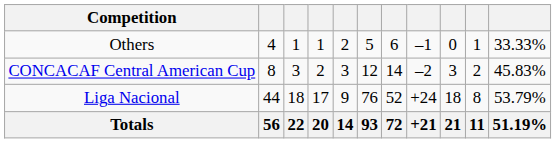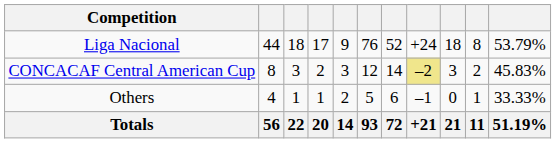rows swapped: (132, 97) <-> (132, 44)
(423, 71) no background -> (423, 71) khaki background
